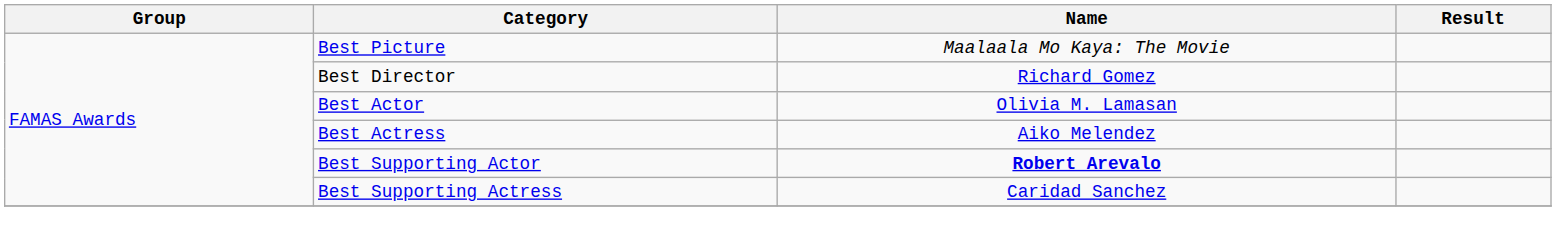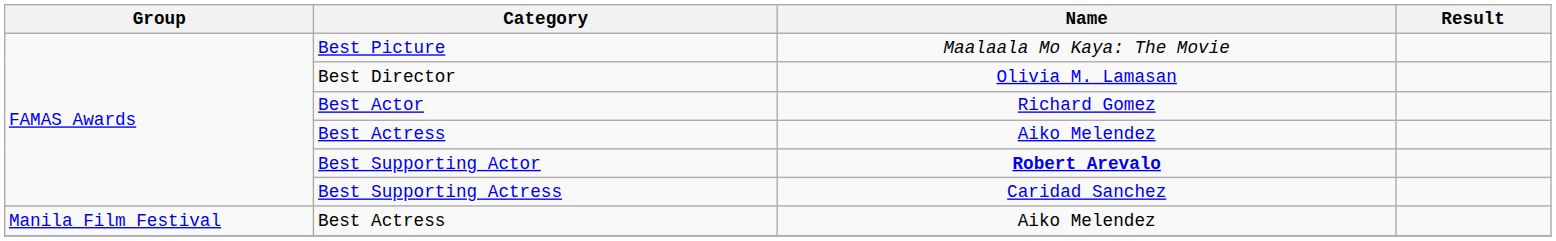(1087, 77) Richard Gomez -> (1087, 77) Olivia M. Lamasan
(1087, 106) Olivia M. Lamasan -> (1087, 106) Richard Gomez
+ row: (115, 221)
